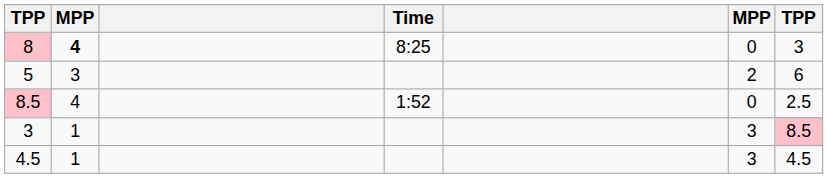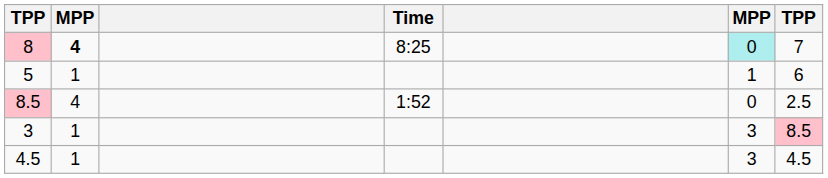(752, 46) no background -> (752, 46) paleturquoise background
(799, 46) 3 -> (799, 46) 7
(75, 74) 3 -> (75, 74) 1
(752, 74) 2 -> (752, 74) 1
